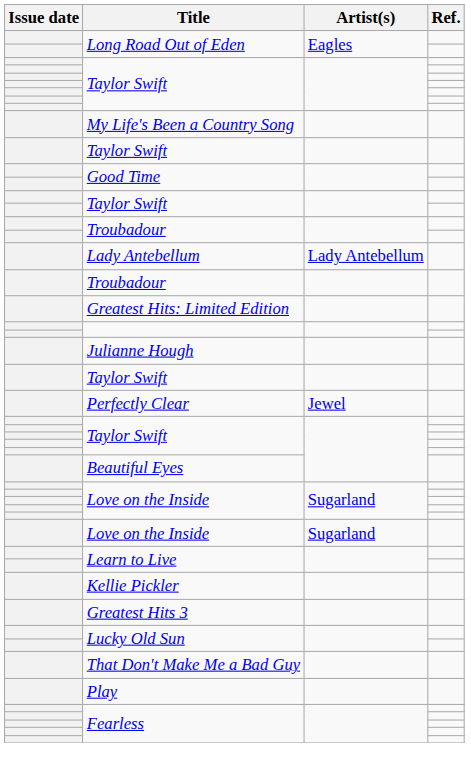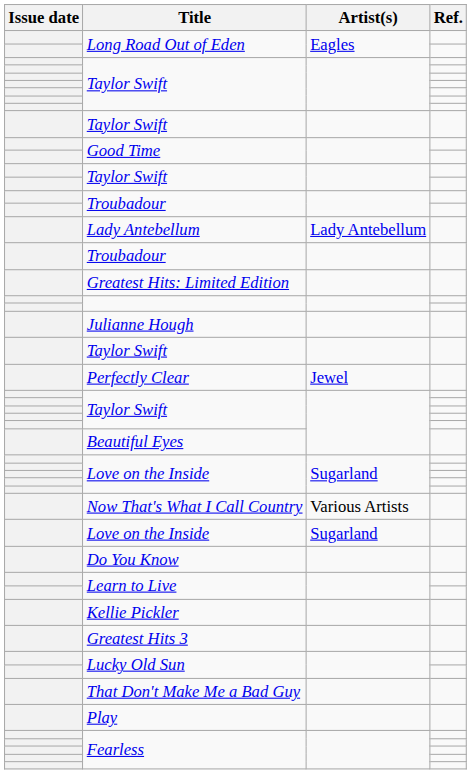- row: (190, 124)
+ row: (195, 506)
+ row: (133, 559)
